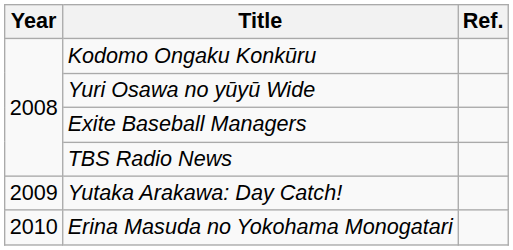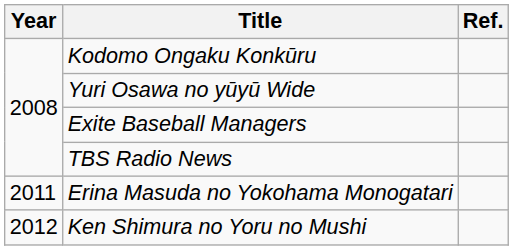- row: (205, 192)
(34, 227) 2010 -> (33, 192) 2011
+ row: (217, 227)
